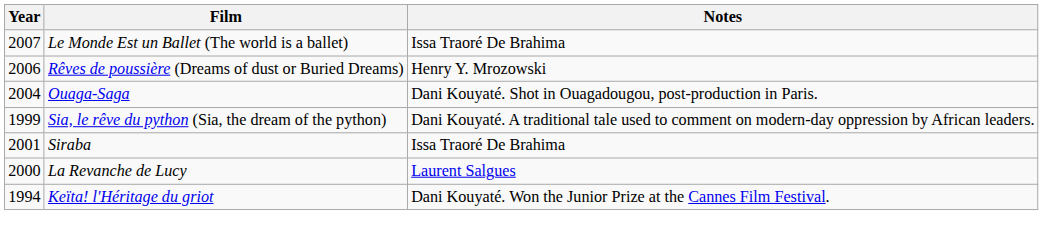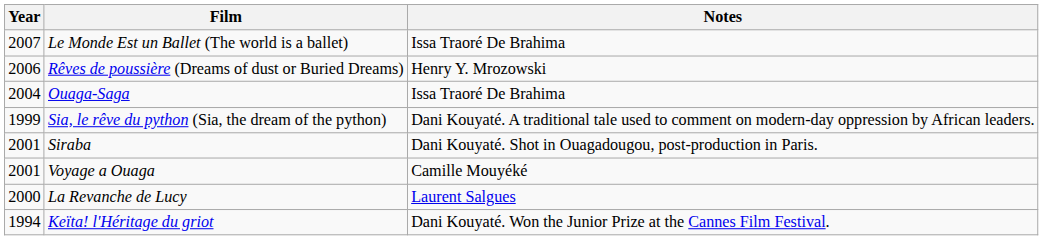(614, 94) Dani Kouyaté. Shot in Ouagadougou, post-production in Paris. -> (488, 94) Issa Traoré De Brahima
(488, 145) Issa Traoré De Brahima -> (614, 145) Dani Kouyaté. Shot in Ouagadougou, post-production in Paris.
+ row: (101, 171)
